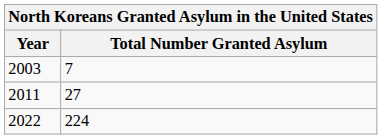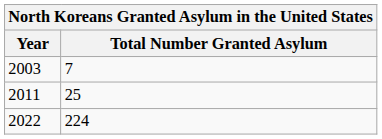(73, 95) 27 -> (73, 95) 25
